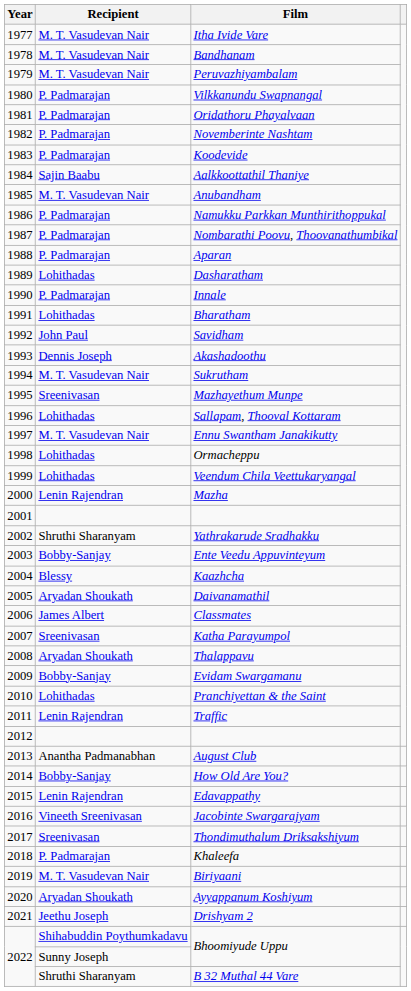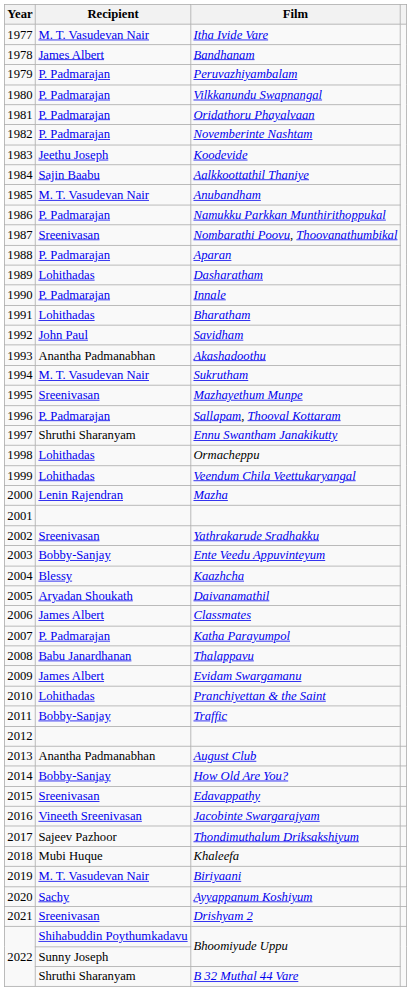(94, 54) M. T. Vasudevan Nair -> (71, 54) James Albert
(94, 74) M. T. Vasudevan Nair -> (74, 74) P. Padmarajan
(74, 154) P. Padmarajan -> (73, 154) Jeethu Joseph
(74, 235) P. Padmarajan -> (69, 235) Sreenivasan
(75, 355) Dennis Joseph -> (97, 355) Anantha Padmanabhan
(66, 415) Lohithadas -> (74, 415) P. Padmarajan
(94, 435) M. T. Vasudevan Nair -> (87, 435) Shruthi Sharanyam
(87, 535) Shruthi Sharanyam -> (69, 535) Sreenivasan
(69, 635) Sreenivasan -> (74, 635) P. Padmarajan
(86, 656) Aryadan Shoukath -> (85, 656) Babu Janardhanan
(75, 676) Bobby-Sanjay -> (71, 676) James Albert
(81, 716) Lenin Rajendran -> (75, 716) Bobby-Sanjay
(81, 796) Lenin Rajendran -> (69, 796) Sreenivasan
(69, 836) Sreenivasan -> (78, 836) Sajeev Pazhoor
(74, 856) P. Padmarajan -> (71, 856) Mubi Huque
(86, 896) Aryadan Shoukath -> (54, 896) Sachy
(73, 916) Jeethu Joseph -> (69, 916) Sreenivasan
